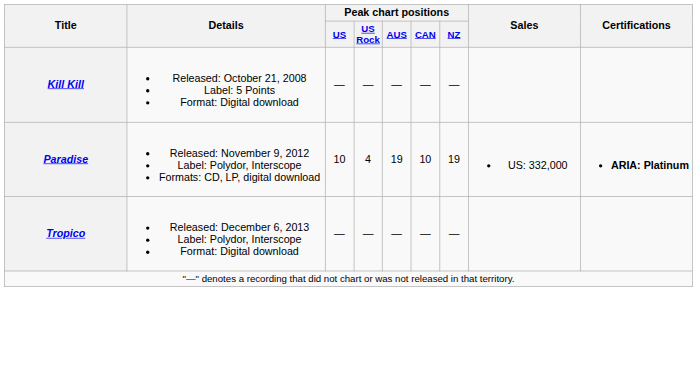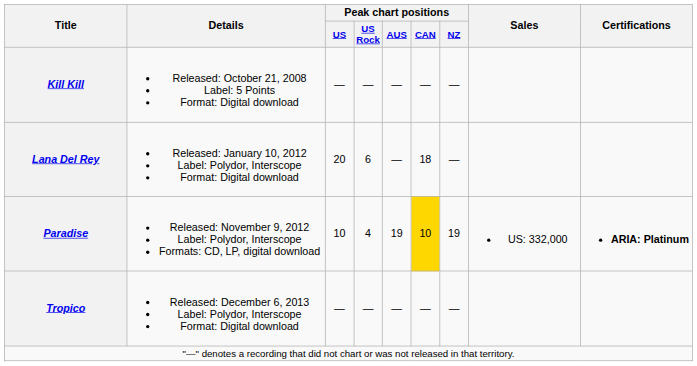+ row: (66, 159)
(425, 159) no background -> (425, 234) gold background
